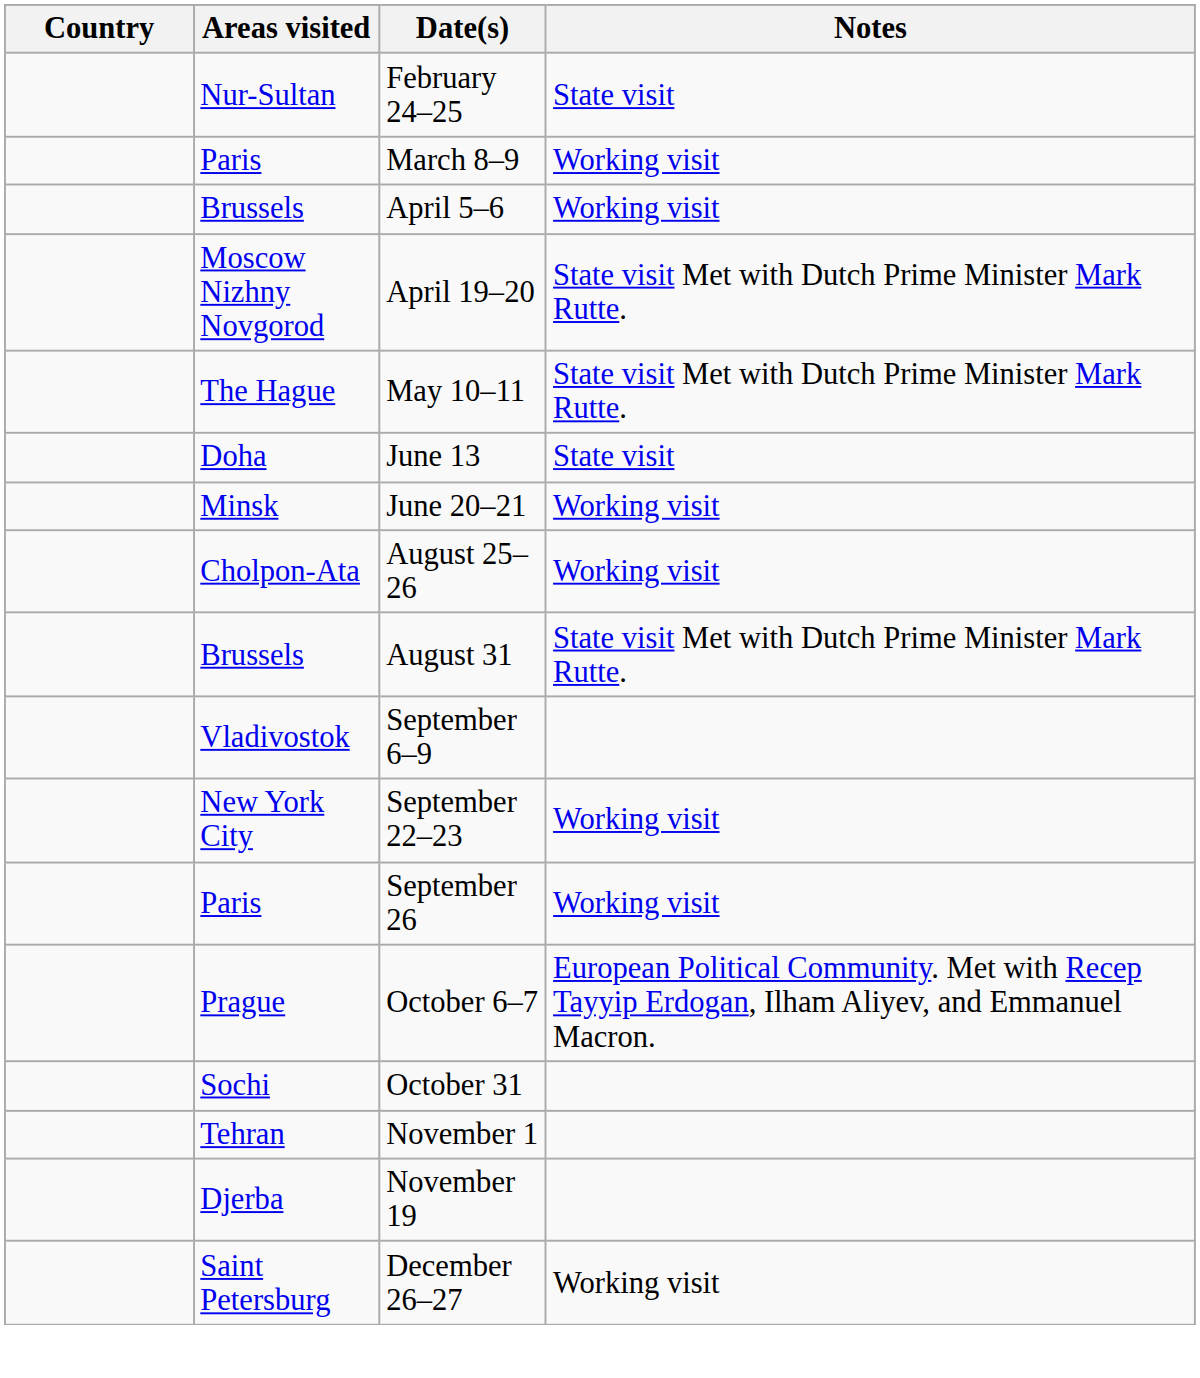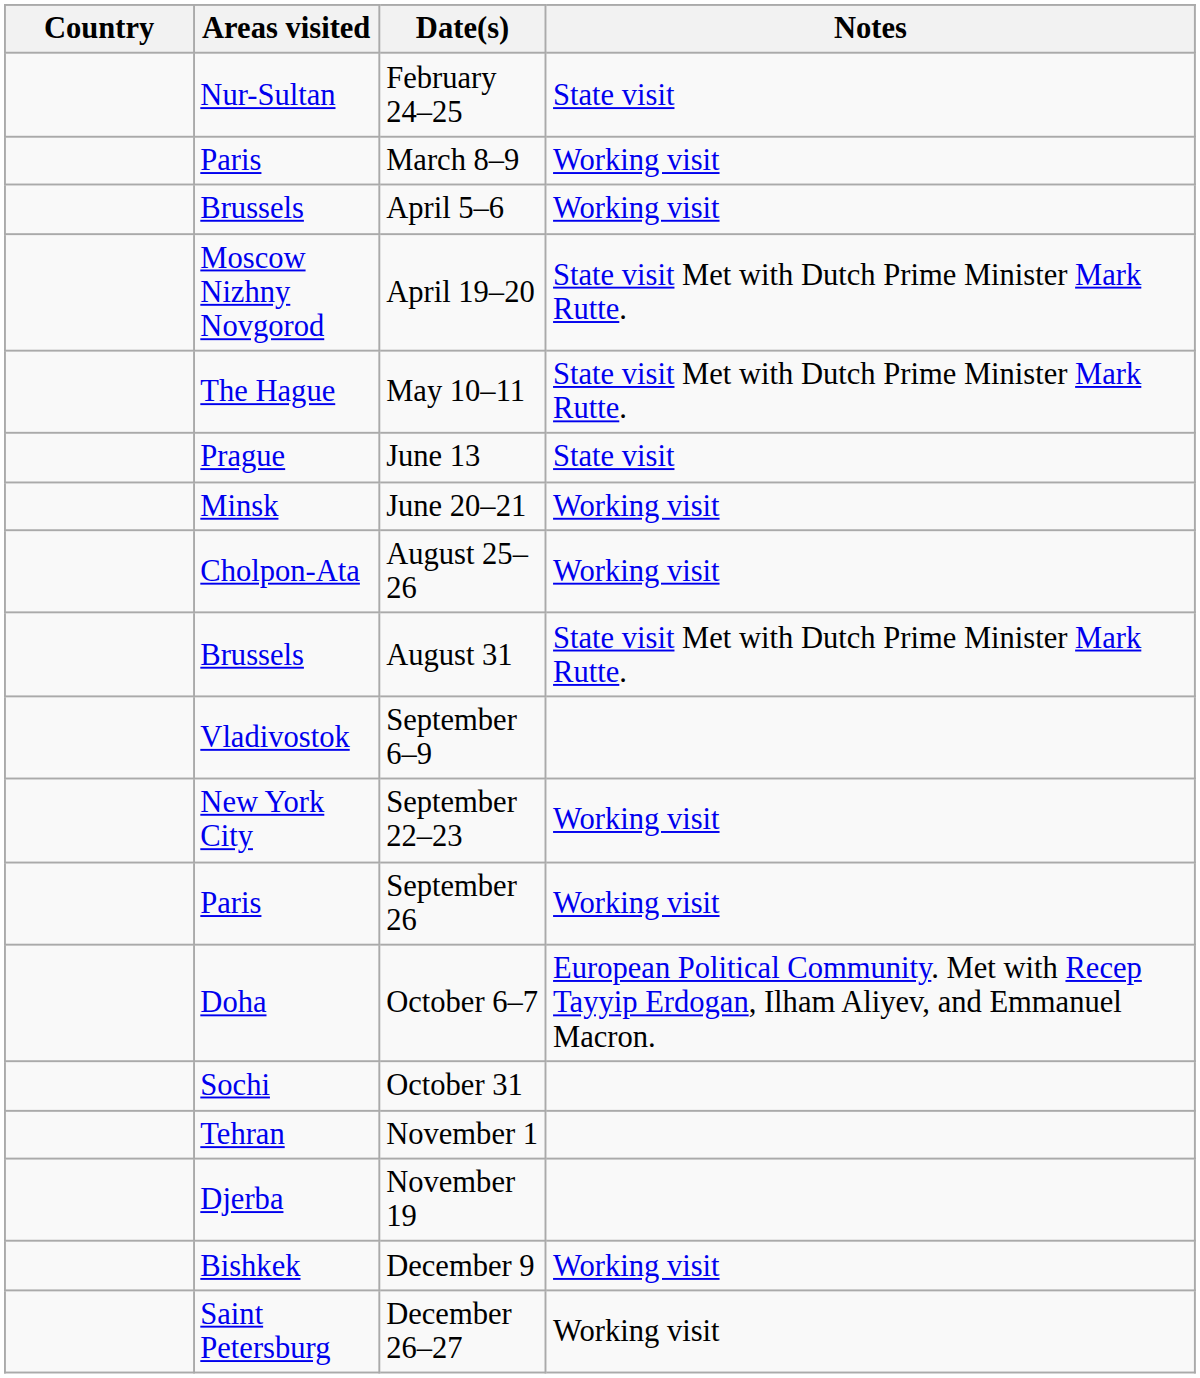(233, 457) Doha -> (243, 457) Prague
(243, 1002) Prague -> (233, 1002) Doha
+ row: (460, 1265)
